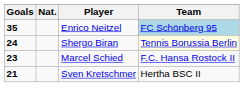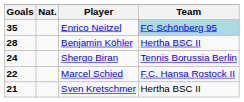+ row: (97, 43)
(189, 43) lightyellow background -> (189, 58) no background
(12, 58) 23 -> (12, 74) 22
